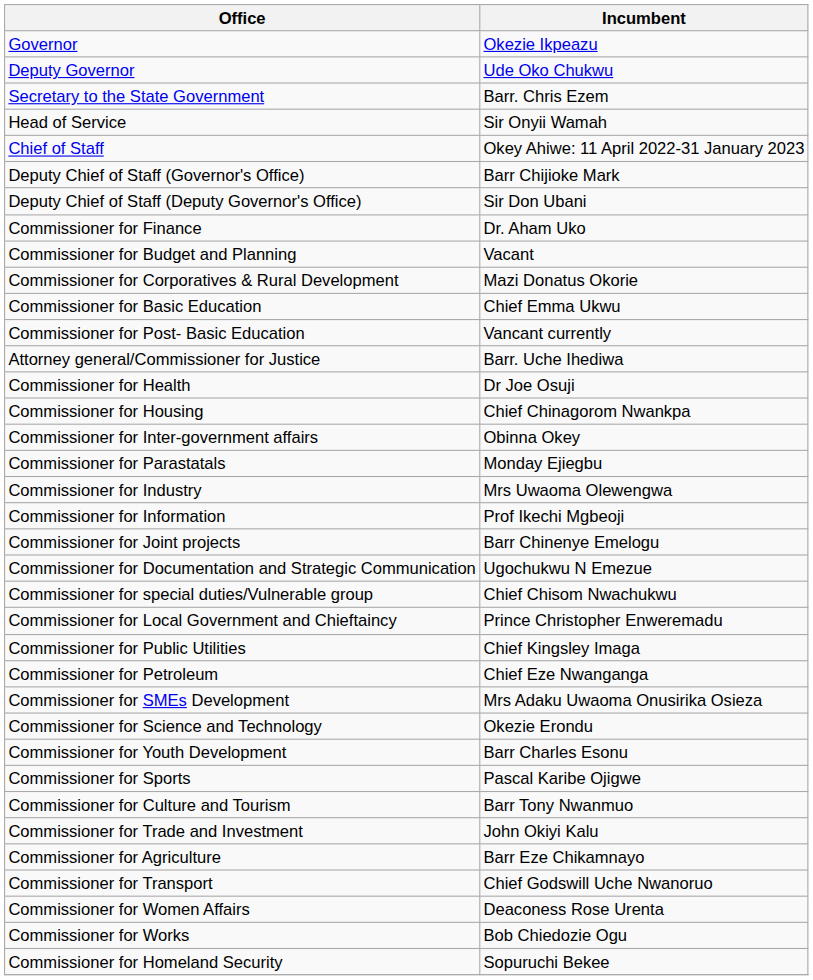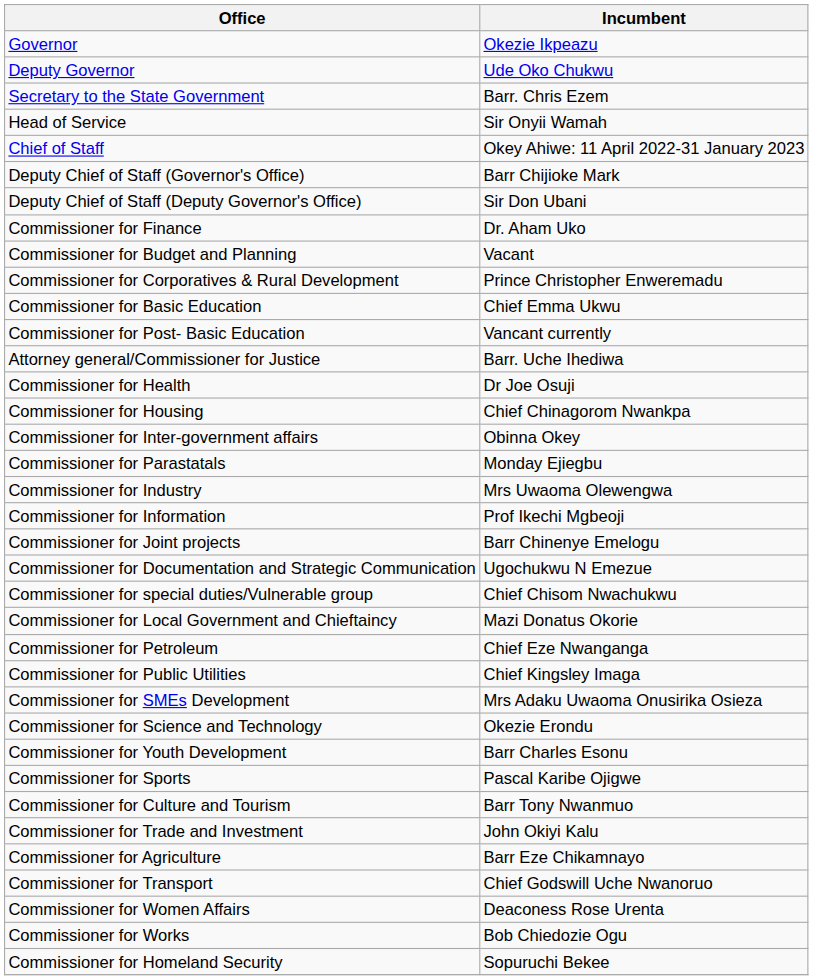(561, 280) Mazi Donatus Okorie -> (603, 280) Prince Christopher Enweremadu
(603, 621) Prince Christopher Enweremadu -> (561, 621) Mazi Donatus Okorie
rows swapped: (113, 674) <-> (127, 647)
